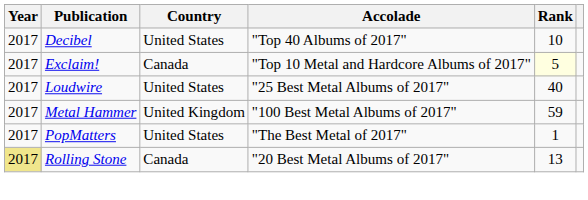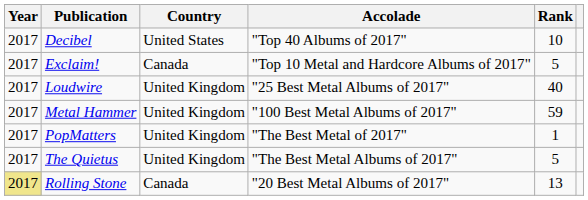(555, 64) lightyellow background -> (555, 64) no background
(184, 87) United States -> (194, 87) United Kingdom
(184, 135) United States -> (194, 135) United Kingdom
+ row: (82, 159)
